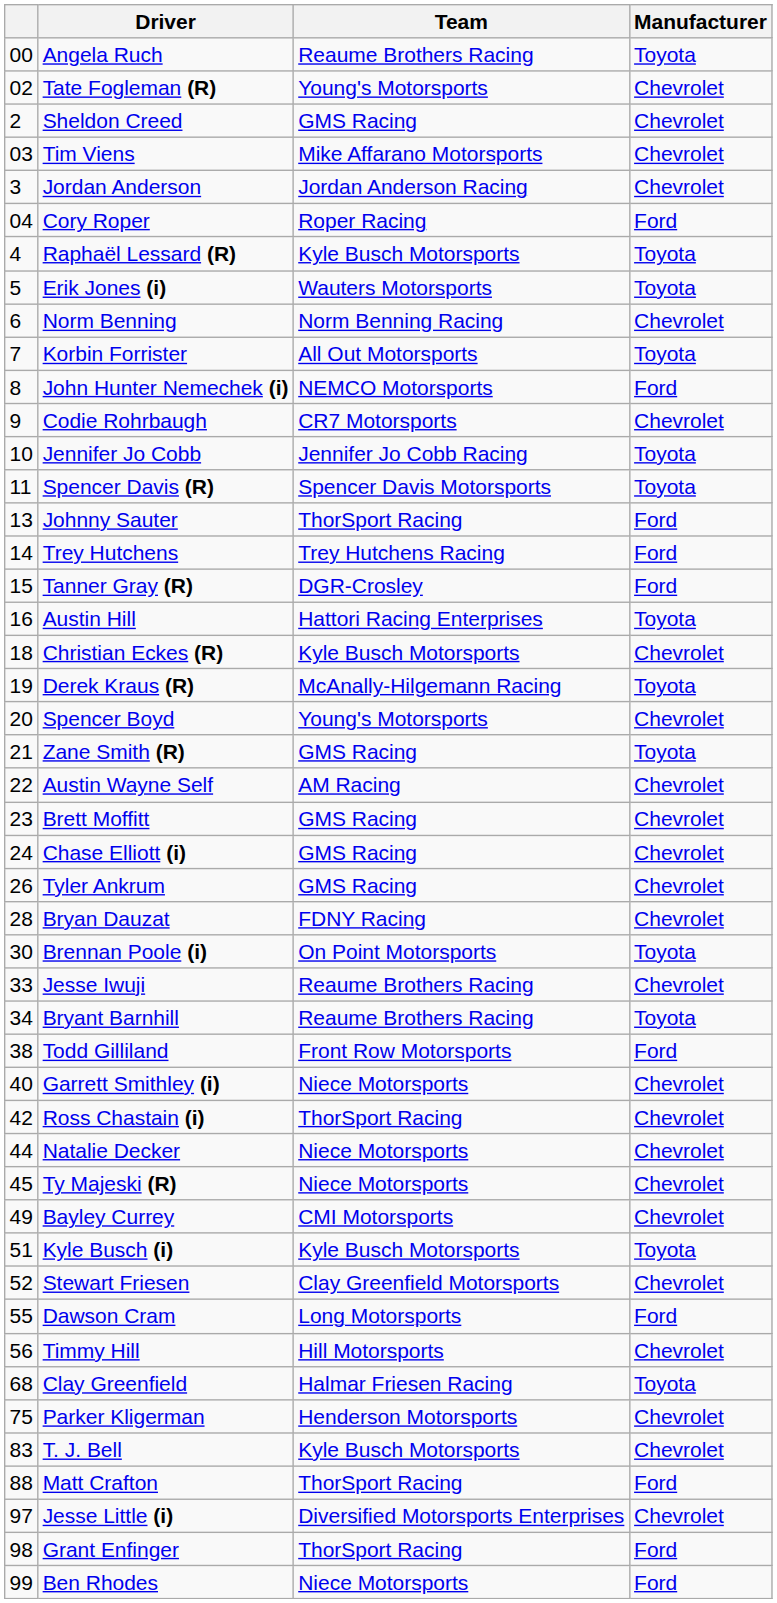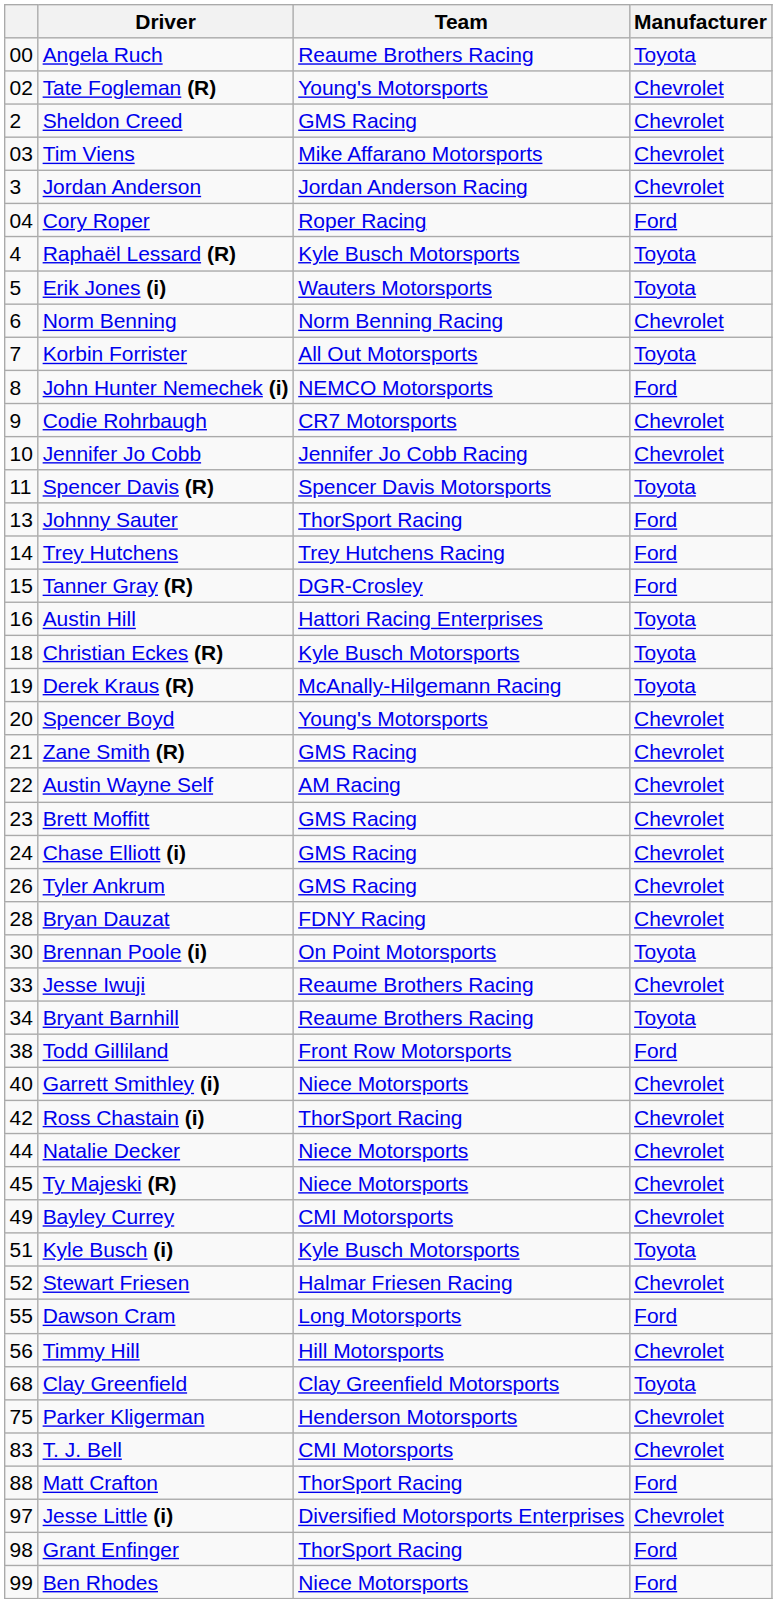(665, 453) Toyota -> (679, 453) Chevrolet
(679, 652) Chevrolet -> (665, 652) Toyota
(665, 752) Toyota -> (679, 752) Chevrolet
(429, 1283) Clay Greenfield Motorsports -> (405, 1283) Halmar Friesen Racing
(405, 1383) Halmar Friesen Racing -> (429, 1383) Clay Greenfield Motorsports
(409, 1449) Kyle Busch Motorsports -> (376, 1449) CMI Motorsports
